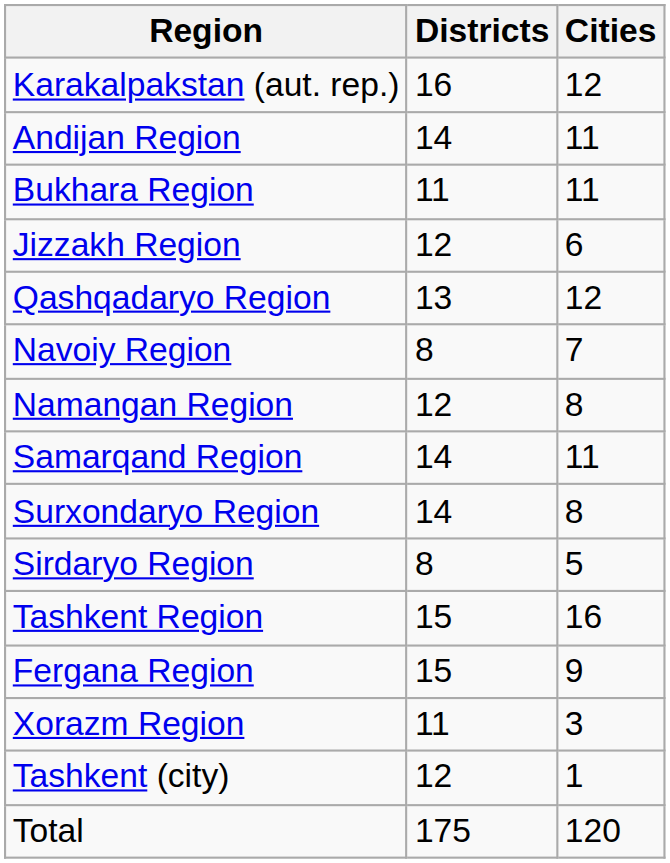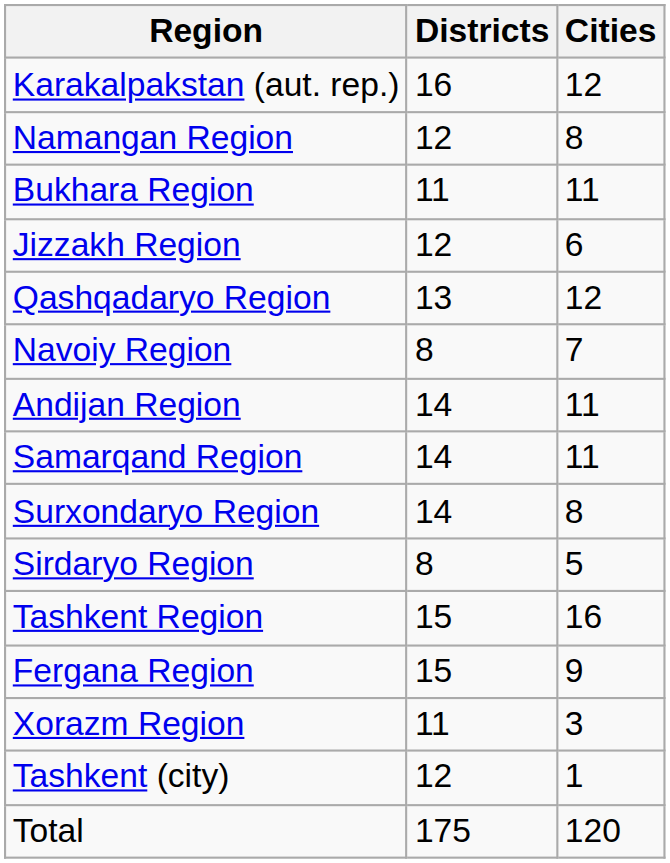rows swapped: (127, 137) <-> (153, 404)
